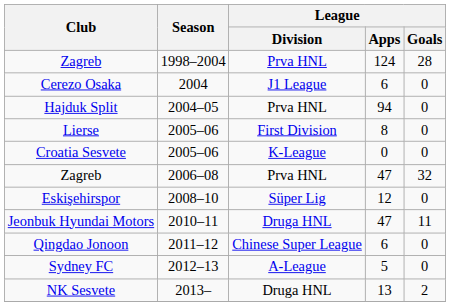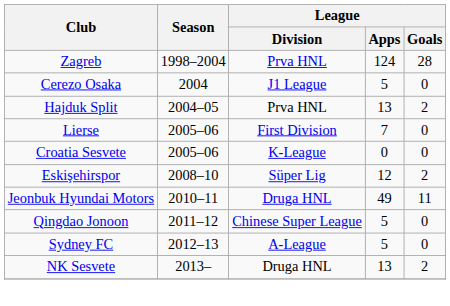(384, 84) 6 -> (384, 84) 5
(384, 107) 94 -> (384, 107) 13
(425, 107) 0 -> (425, 107) 2
(384, 130) 8 -> (384, 130) 7
- row: (81, 175)
(425, 198) 0 -> (425, 175) 2
(384, 221) 47 -> (384, 198) 49
(384, 244) 6 -> (384, 221) 5
